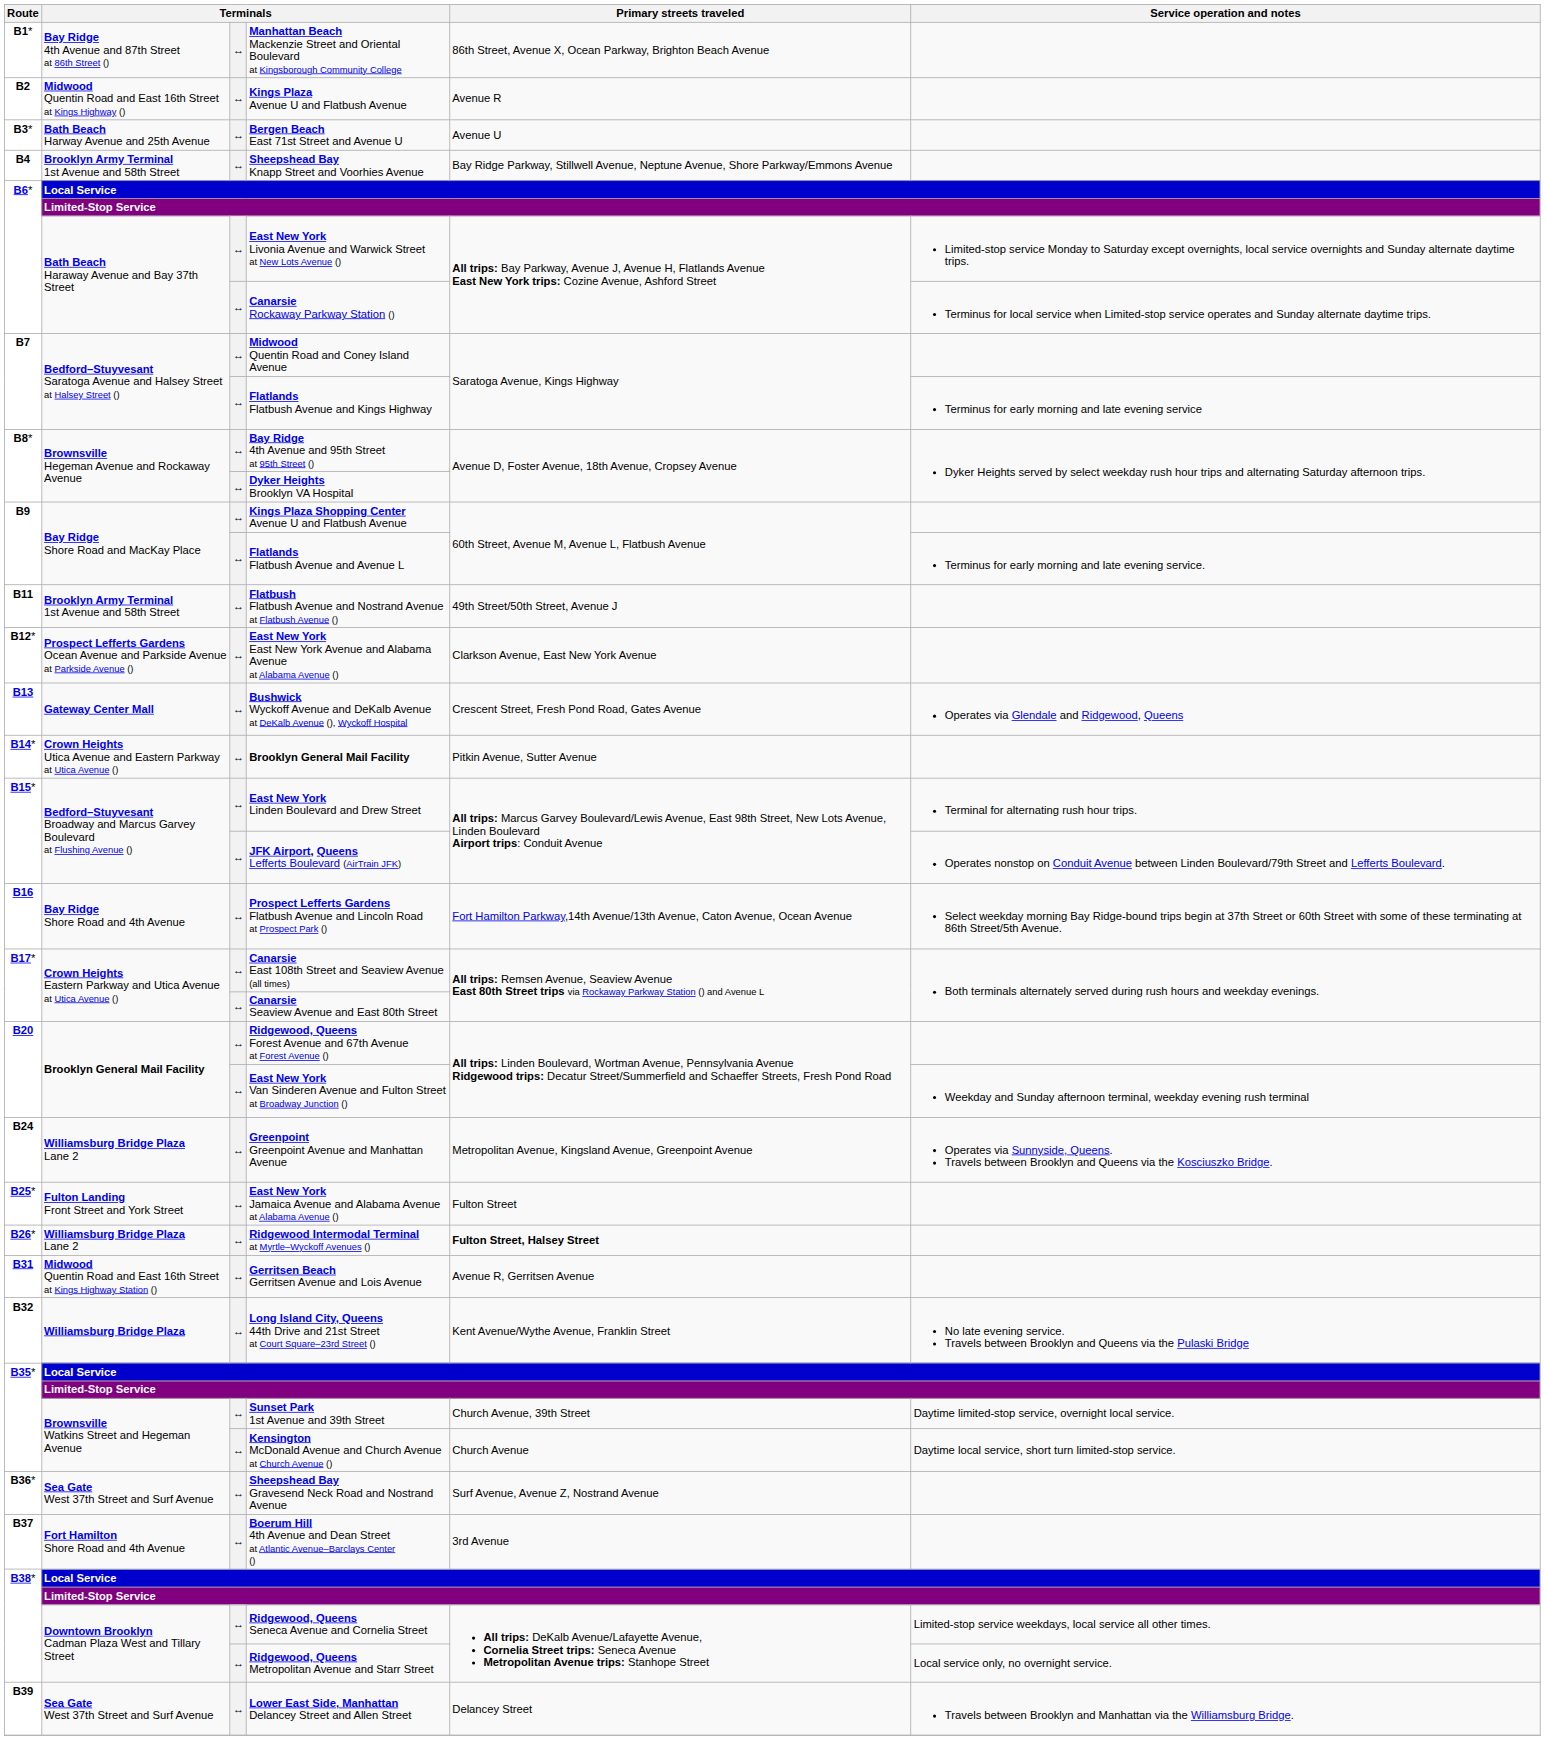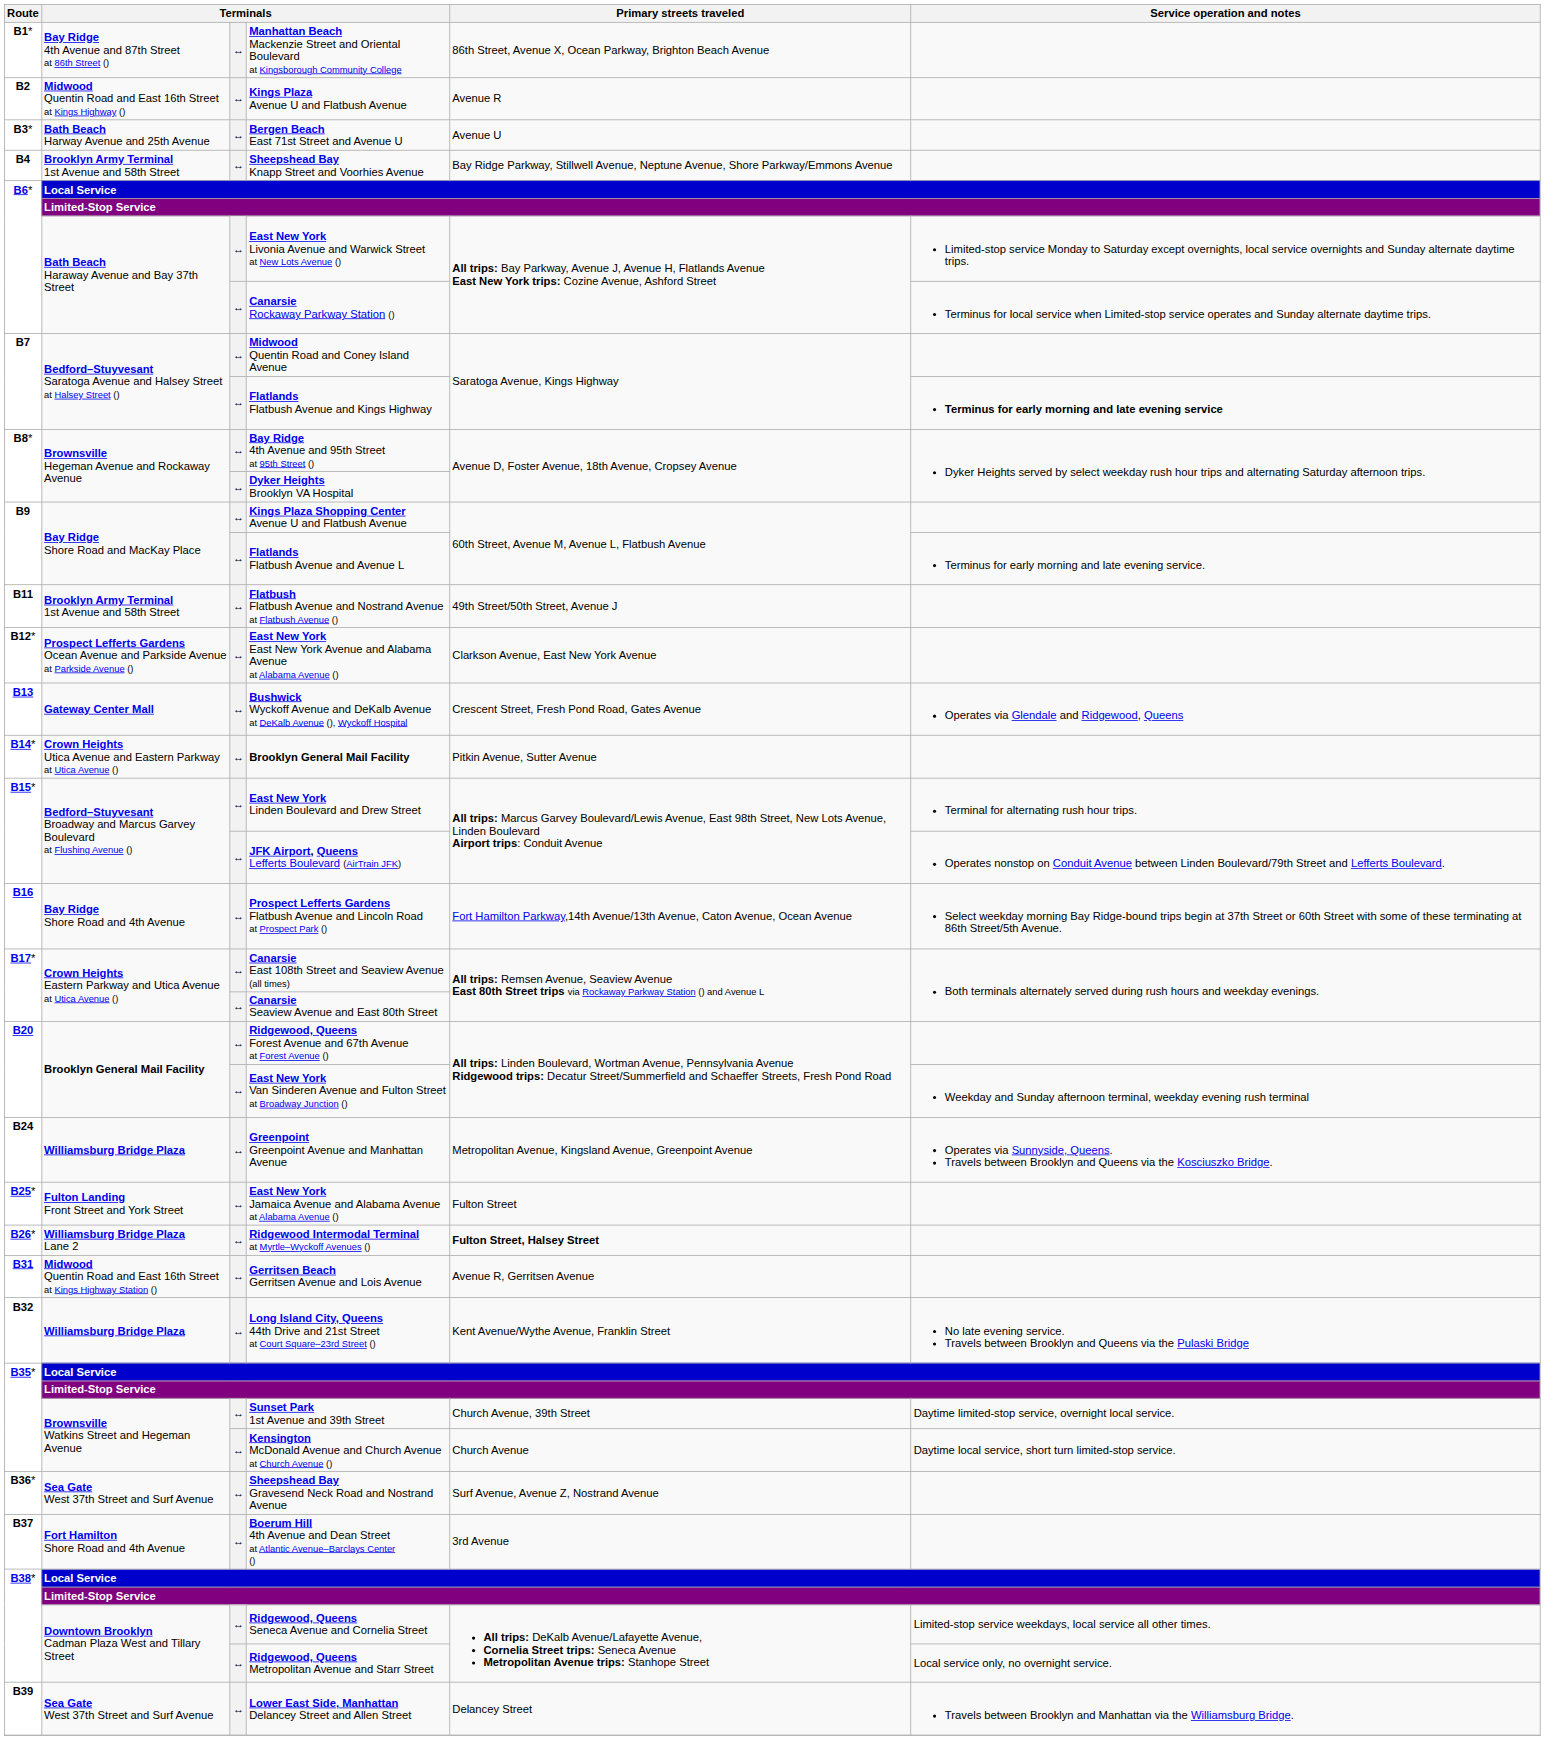(1225, 409) normal -> (1225, 409) bold
(115, 1150) Williamsburg Bridge Plaza Lane 2 -> (115, 1150) Williamsburg Bridge Plaza
